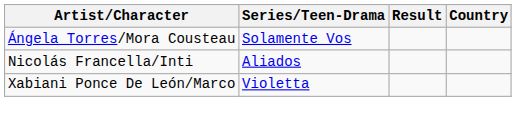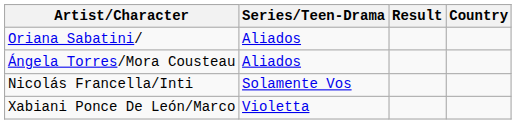+ row: (75, 39)
(297, 39) Solamente Vos -> (272, 62) Aliados
(272, 62) Aliados -> (297, 85) Solamente Vos
